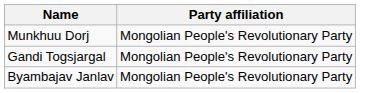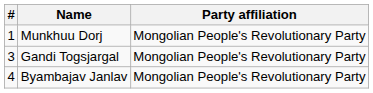+ column: (11, 14)
